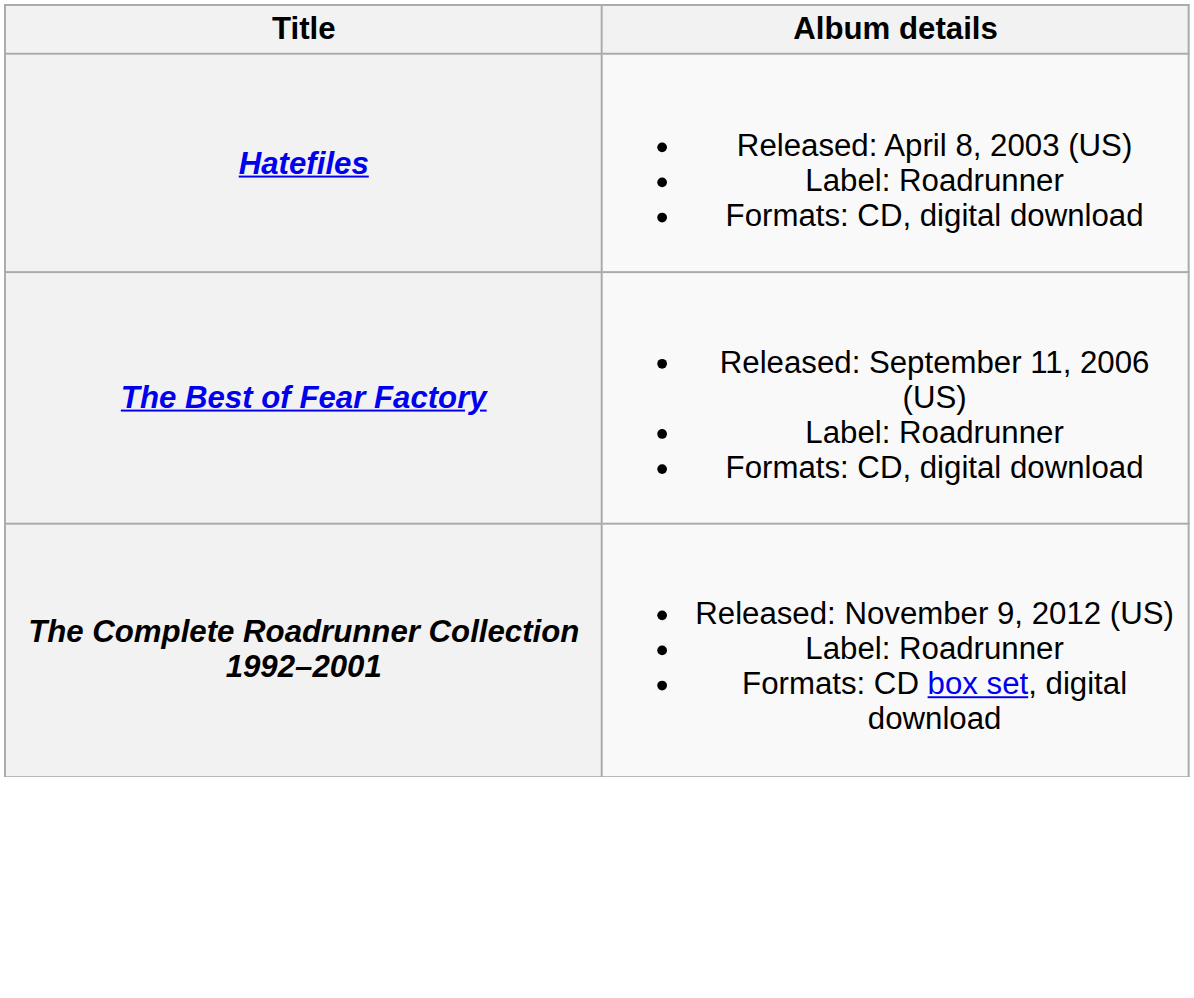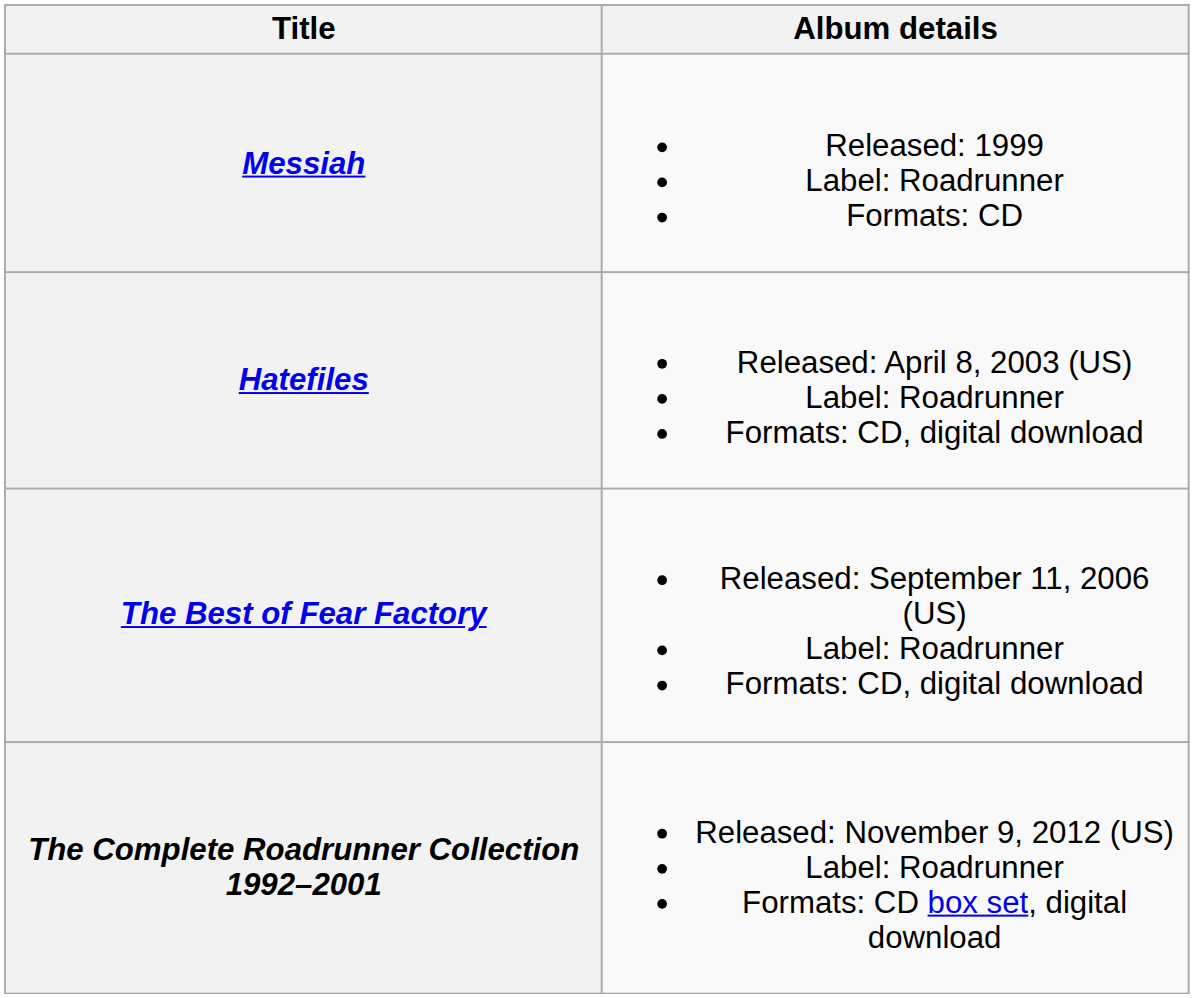+ row: (304, 162)
